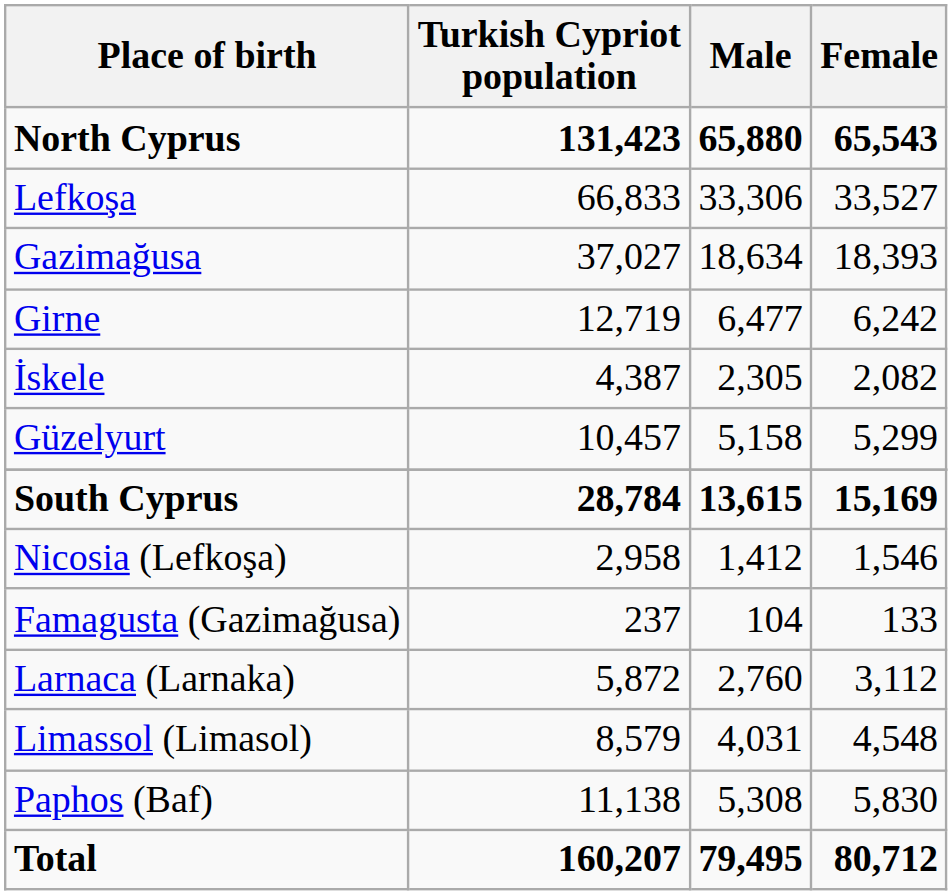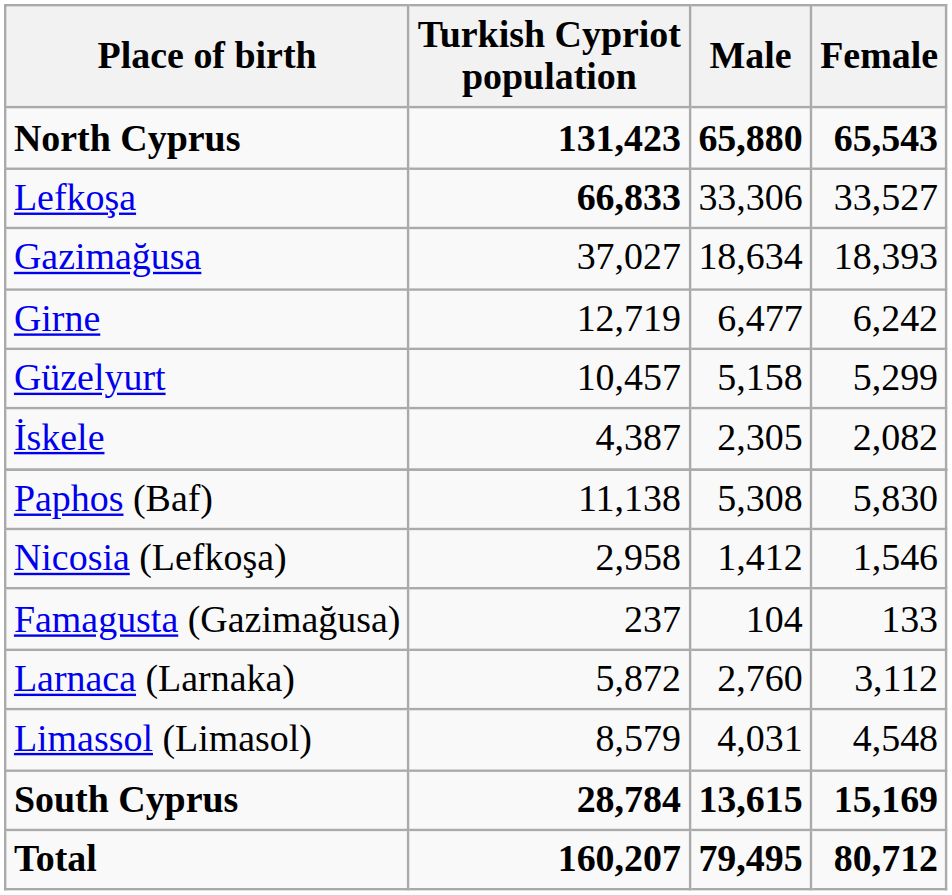(629, 197) normal -> (629, 197) bold
rows swapped: (90, 438) <-> (59, 377)
rows swapped: (126, 498) <-> (113, 798)
